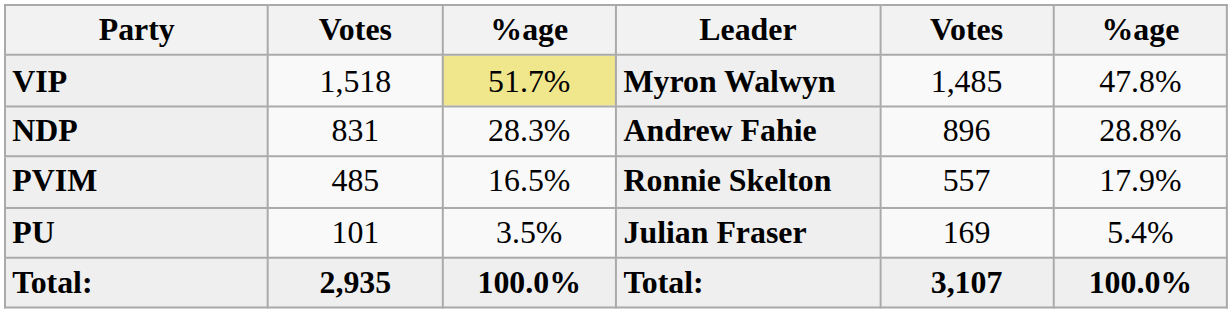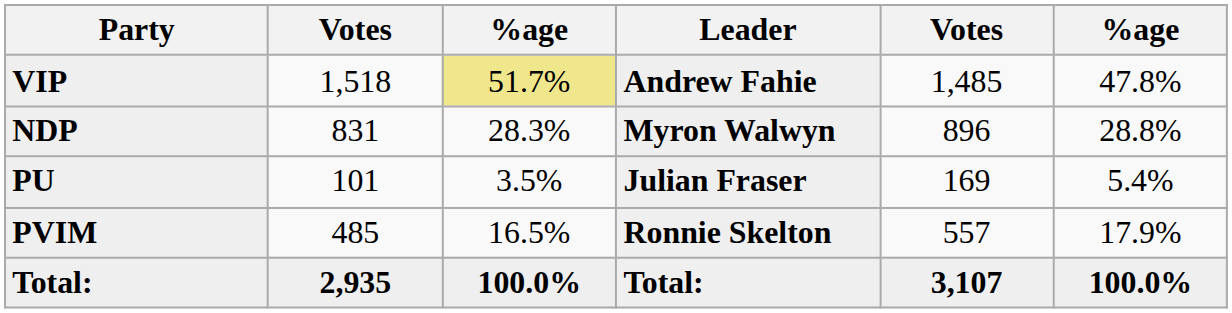(730, 80) Myron Walwyn -> (720, 80) Andrew Fahie
(720, 130) Andrew Fahie -> (730, 130) Myron Walwyn
rows swapped: (55, 181) <-> (34, 231)
